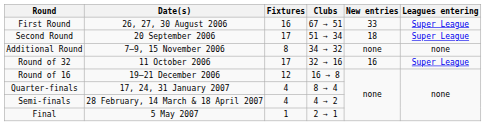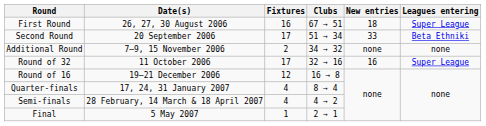(372, 24) 33 -> (372, 24) 18
(372, 37) 18 -> (372, 37) 33
(440, 37) Super League -> (440, 37) Beta Ethniki
(286, 50) 8 -> (286, 50) 2
